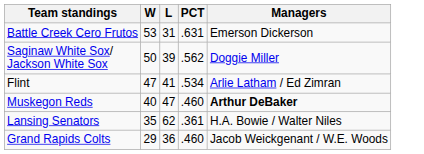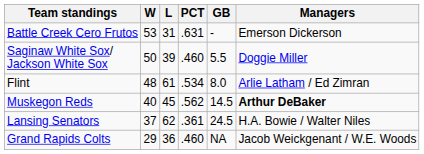+ column: (221, 13)
(192, 58) .562 -> (192, 58) .460
(150, 83) 47 -> (150, 83) 48
(169, 83) 41 -> (169, 83) 61
(169, 102) 47 -> (169, 102) 45
(192, 102) .460 -> (192, 102) .562
(150, 121) 35 -> (150, 121) 37
